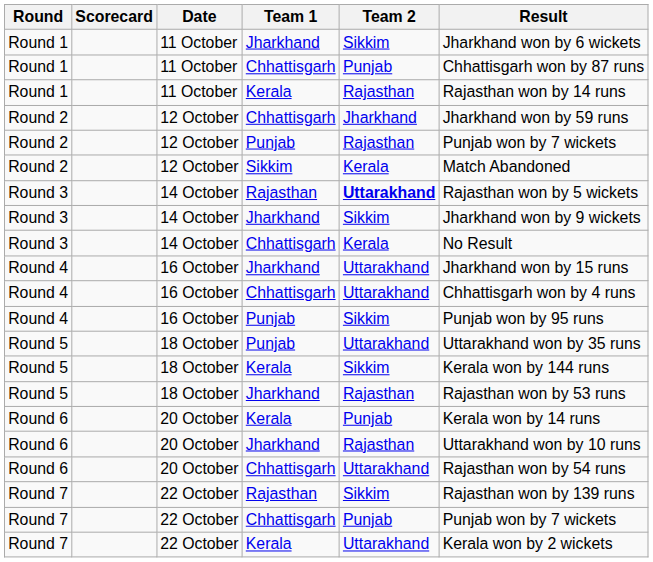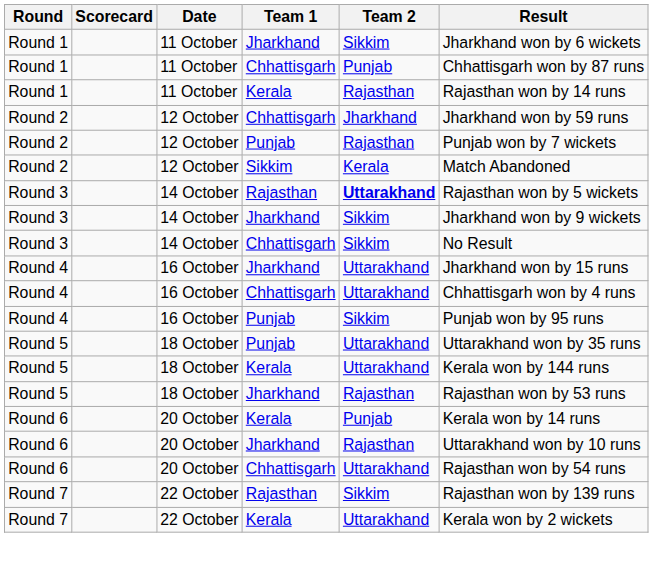(366, 243) Kerala -> (366, 243) Sikkim
(366, 368) Sikkim -> (386, 368) Uttarakhand
- row: (38, 519)
